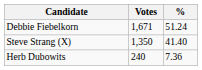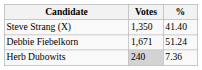rows swapped: (42, 27) <-> (39, 42)
(138, 57) no background -> (138, 57) lightgrey background
